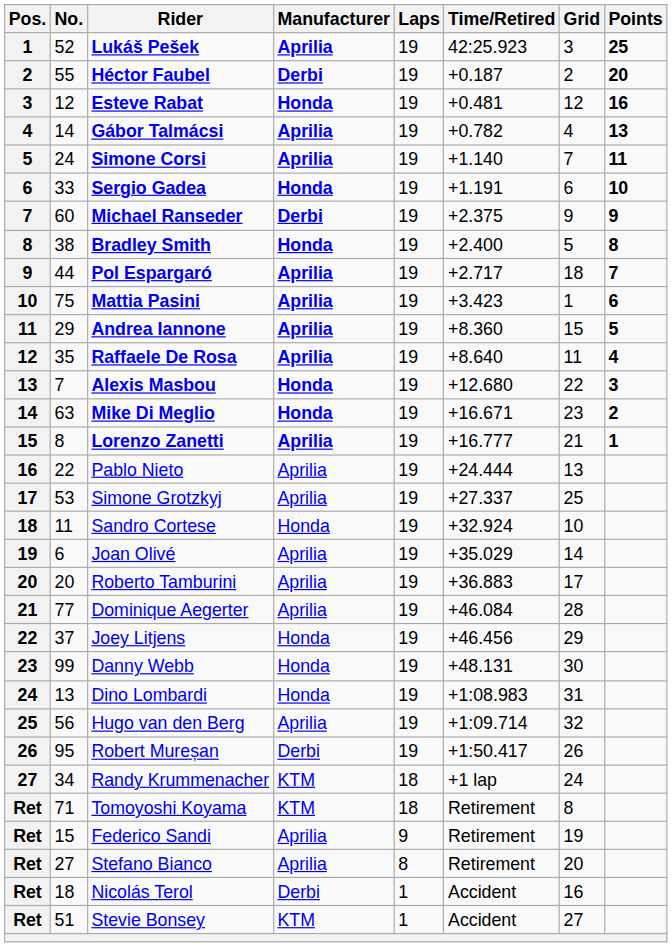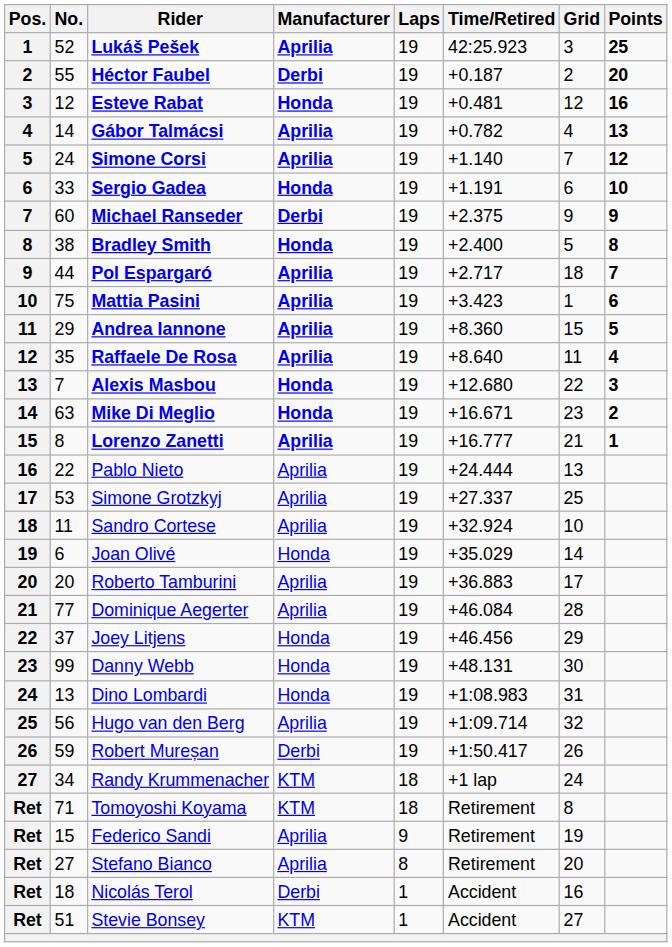(618, 160) 11 -> (618, 160) 12
(304, 526) Honda -> (302, 526) Aprilia
(302, 554) Aprilia -> (304, 554) Honda
(64, 751) 95 -> (64, 751) 59
